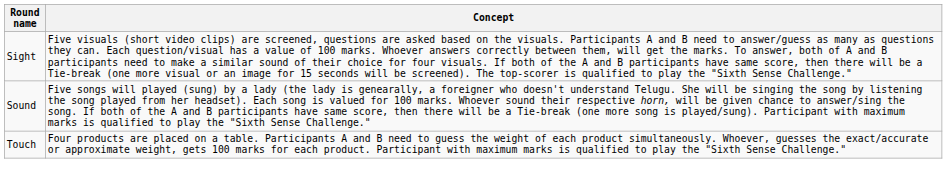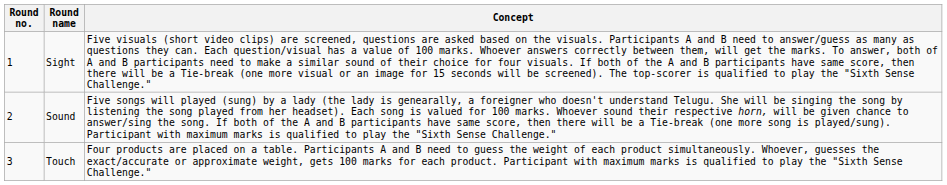+ column: (24, 18)
